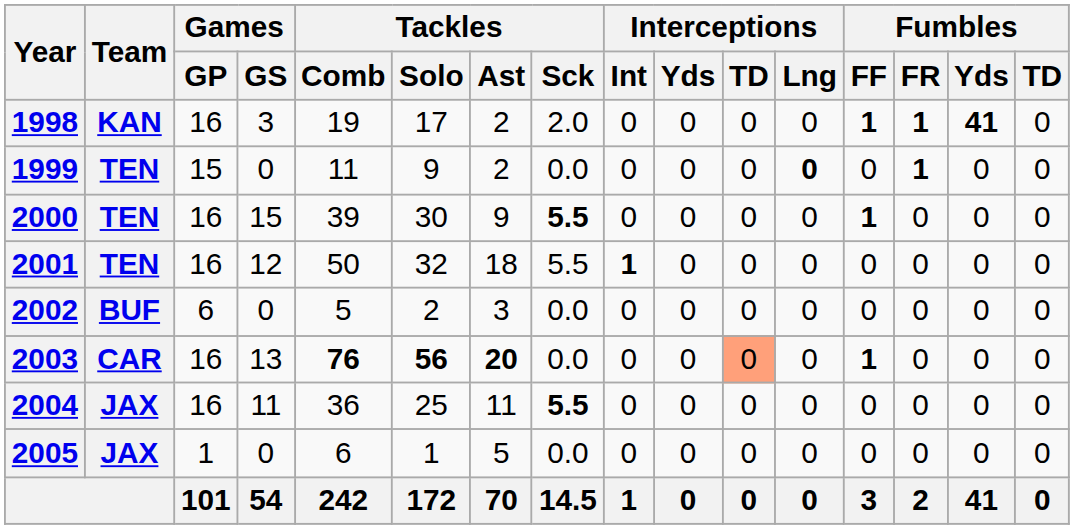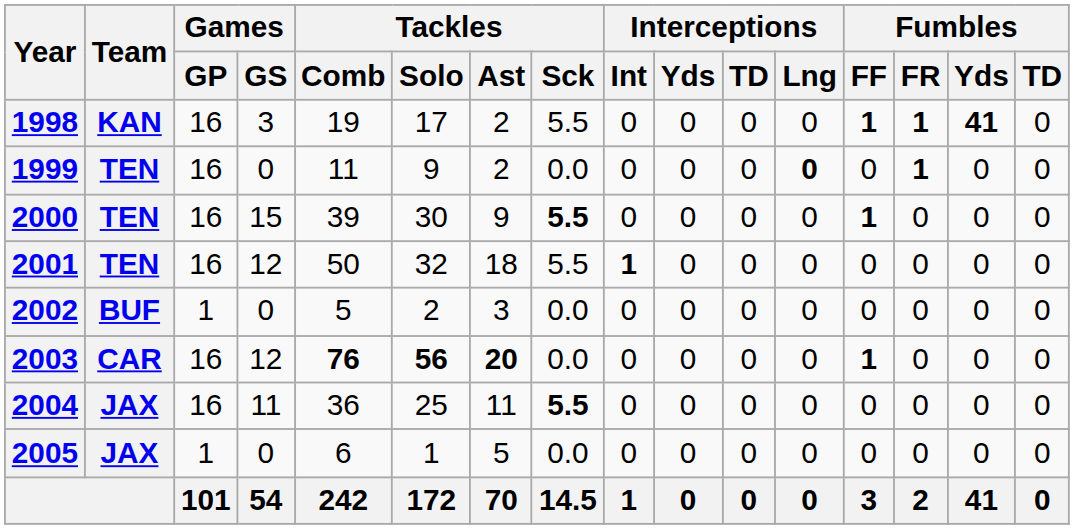(568, 122) 2.0 -> (568, 122) 5.5
(206, 169) 15 -> (206, 169) 16
(206, 311) 6 -> (206, 311) 1
(266, 358) 13 -> (266, 358) 12
(749, 358) lightsalmon background -> (749, 358) no background
